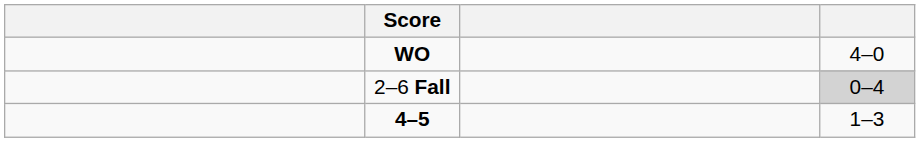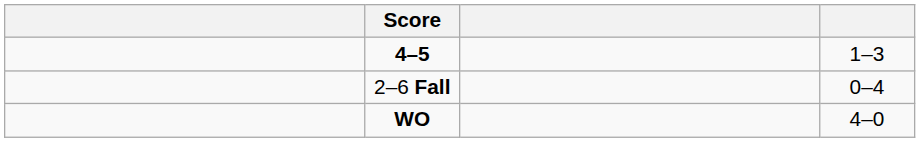rows swapped: (412, 119) <-> (412, 53)
(867, 86) lightgrey background -> (867, 86) no background
